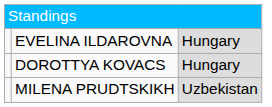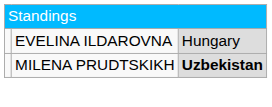- row: (90, 65)
(220, 89) normal -> (222, 65) bold
